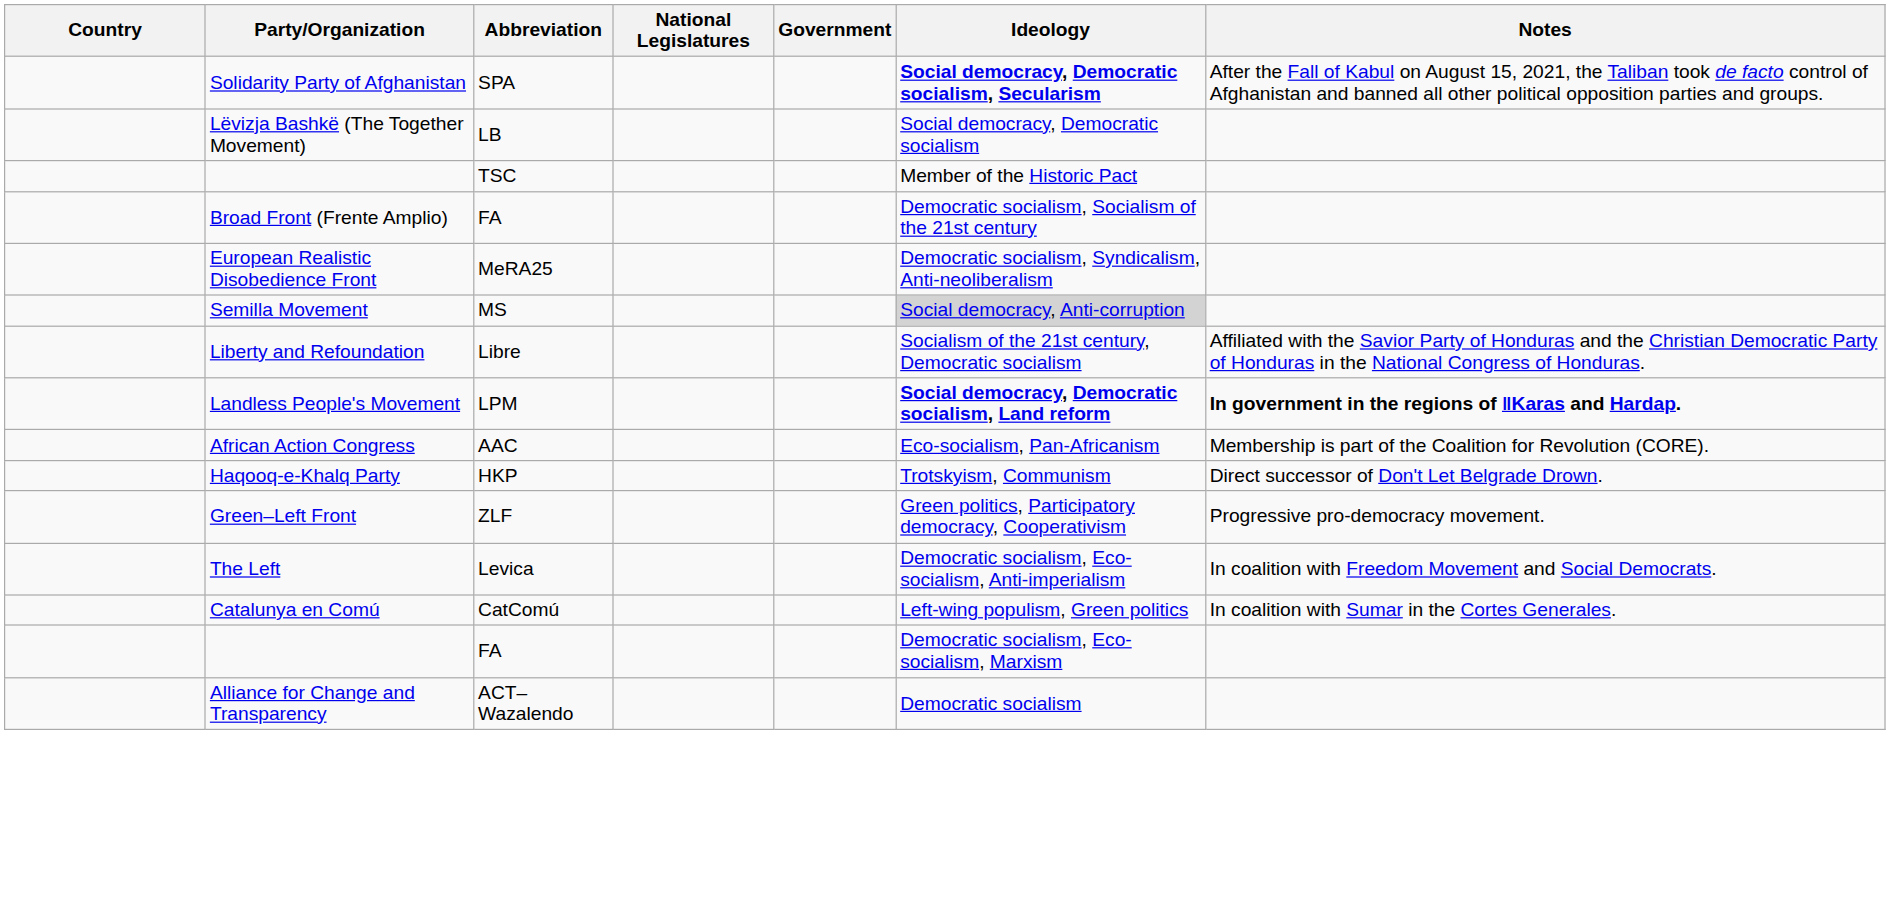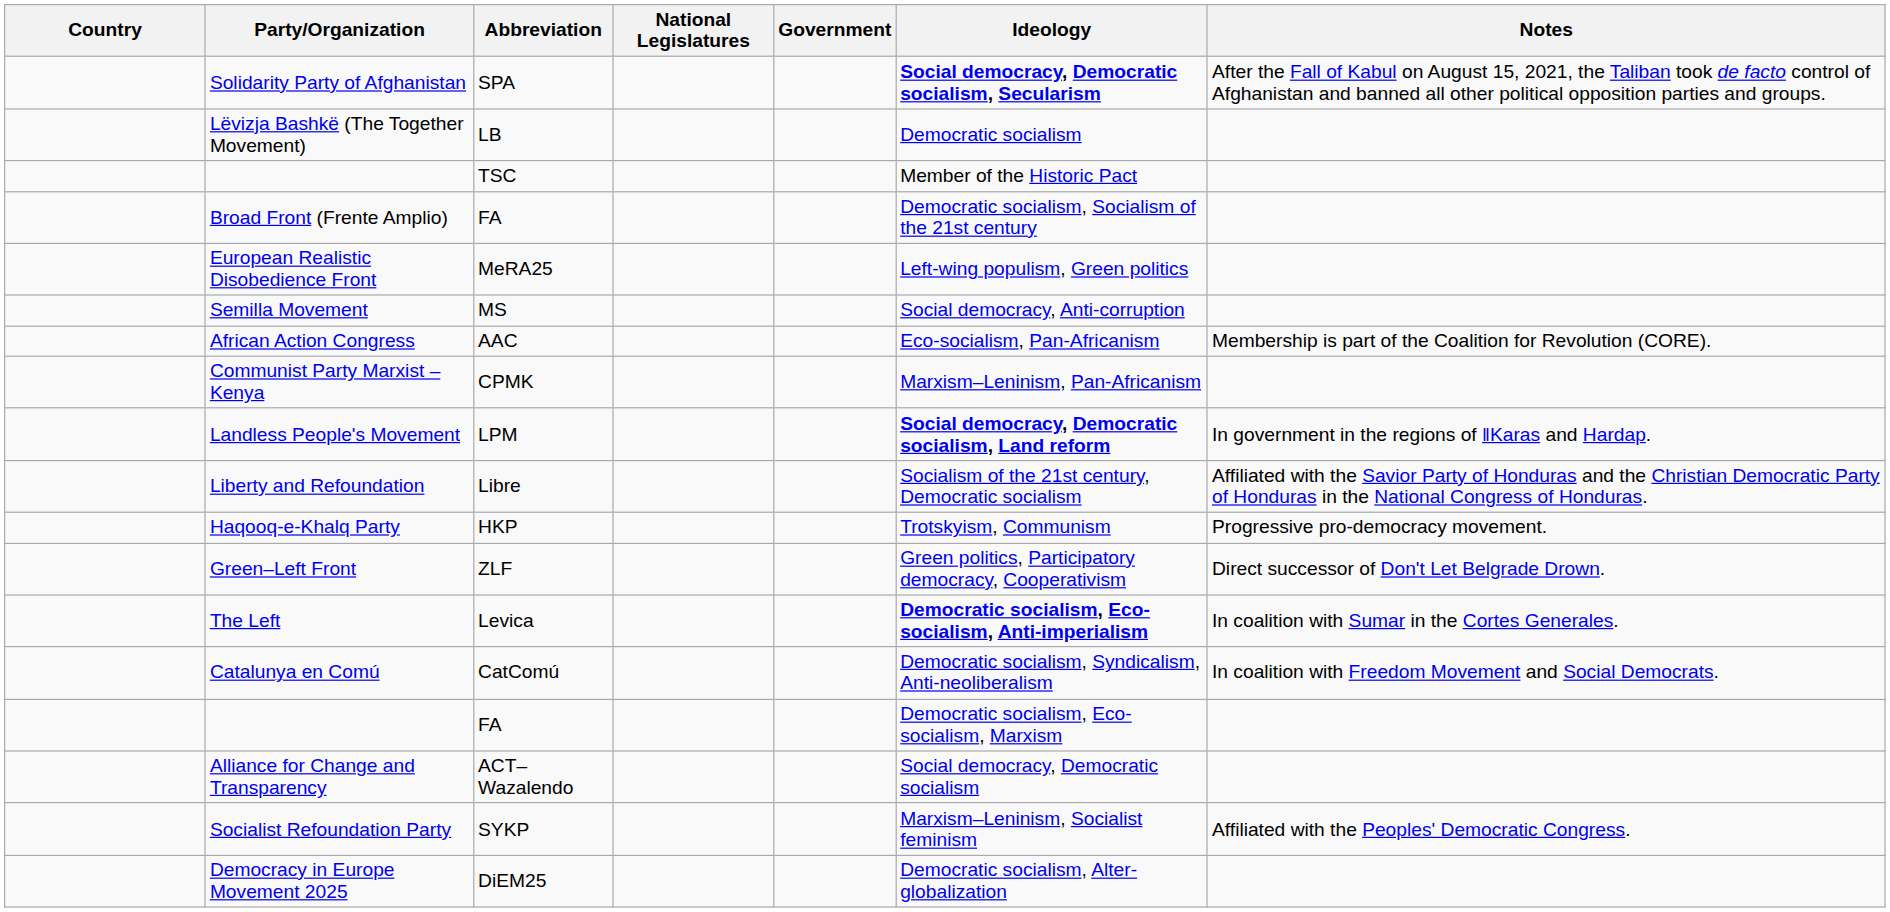(1029, 134) Social democracy, Democratic socialism -> (991, 134) Democratic socialism
(1050, 269) Democratic socialism, Syndicalism, Anti-neoliberalism -> (1044, 269) Left-wing populism, Green politics
(1042, 310) lightgrey background -> (1042, 310) no background
rows swapped: (317, 351) <-> (312, 444)
+ row: (325, 382)
(1445, 403) bold -> (1432, 434) normal
(1406, 475) Direct successor of Don't Let Belgrade Drown. -> (1380, 527) Progressive pro-democracy movement.
(1377, 516) Progressive pro-democracy movement. -> (1409, 568) Direct successor of Don't Let Belgrade Drown.
(1016, 568) normal -> (1025, 620) bold
(1463, 568) In coalition with Freedom Movement and Social Democrats. -> (1415, 620) In coalition with Sumar in the Cortes Generales.
(1044, 609) Left-wing populism, Green politics -> (1050, 672) Democratic socialism, Syndicalism, Anti-neoliberalism
(1413, 609) In coalition with Sumar in the Cortes Generales. -> (1465, 672) In coalition with Freedom Movement and Social Democrats.
(991, 703) Democratic socialism -> (1029, 776) Social democracy, Democratic socialism
+ row: (330, 828)
+ row: (302, 881)
